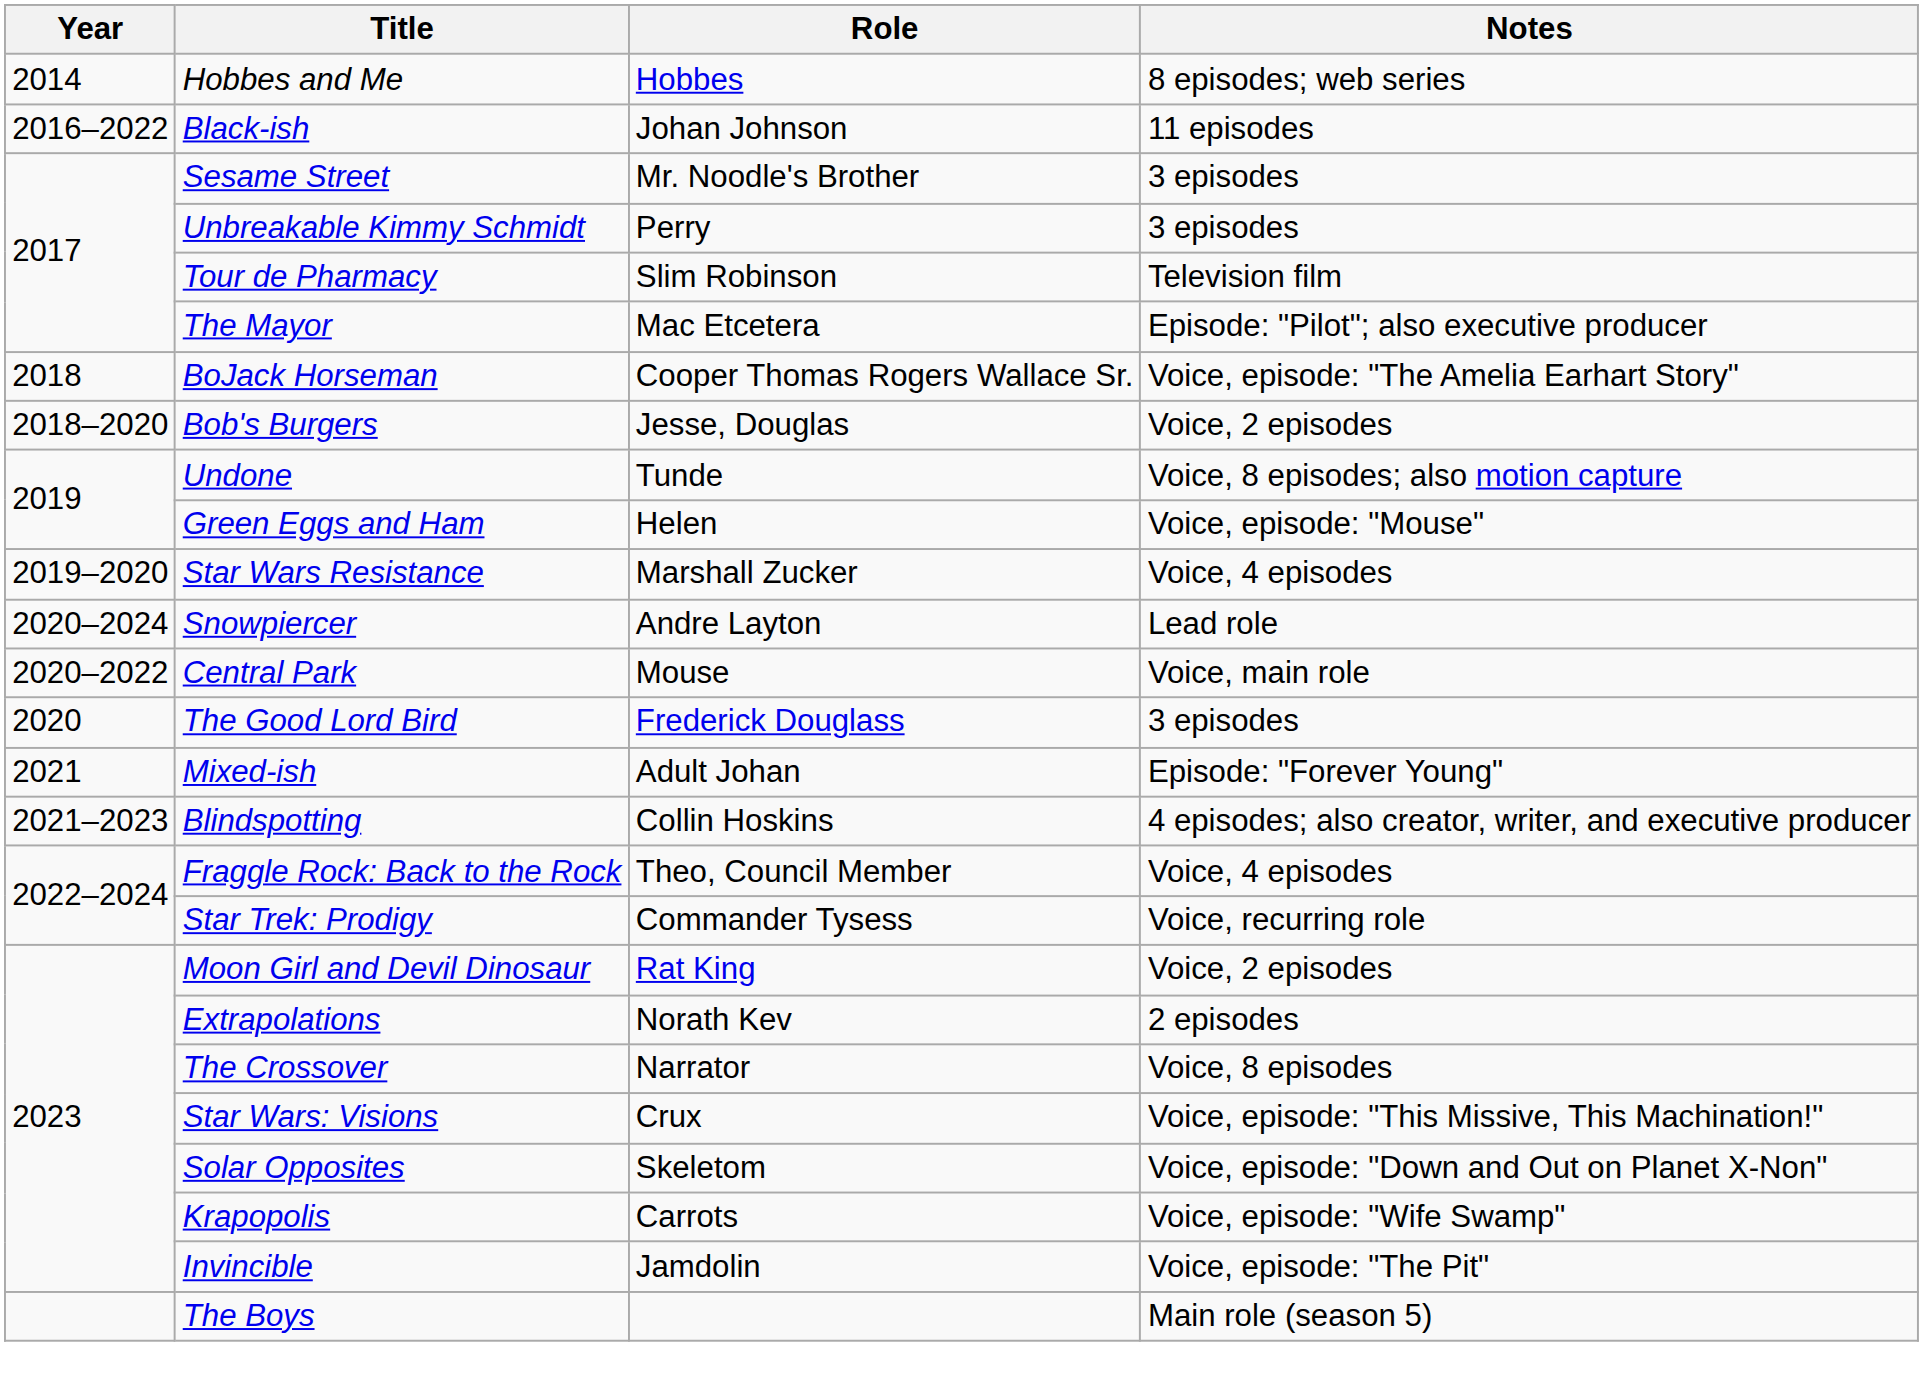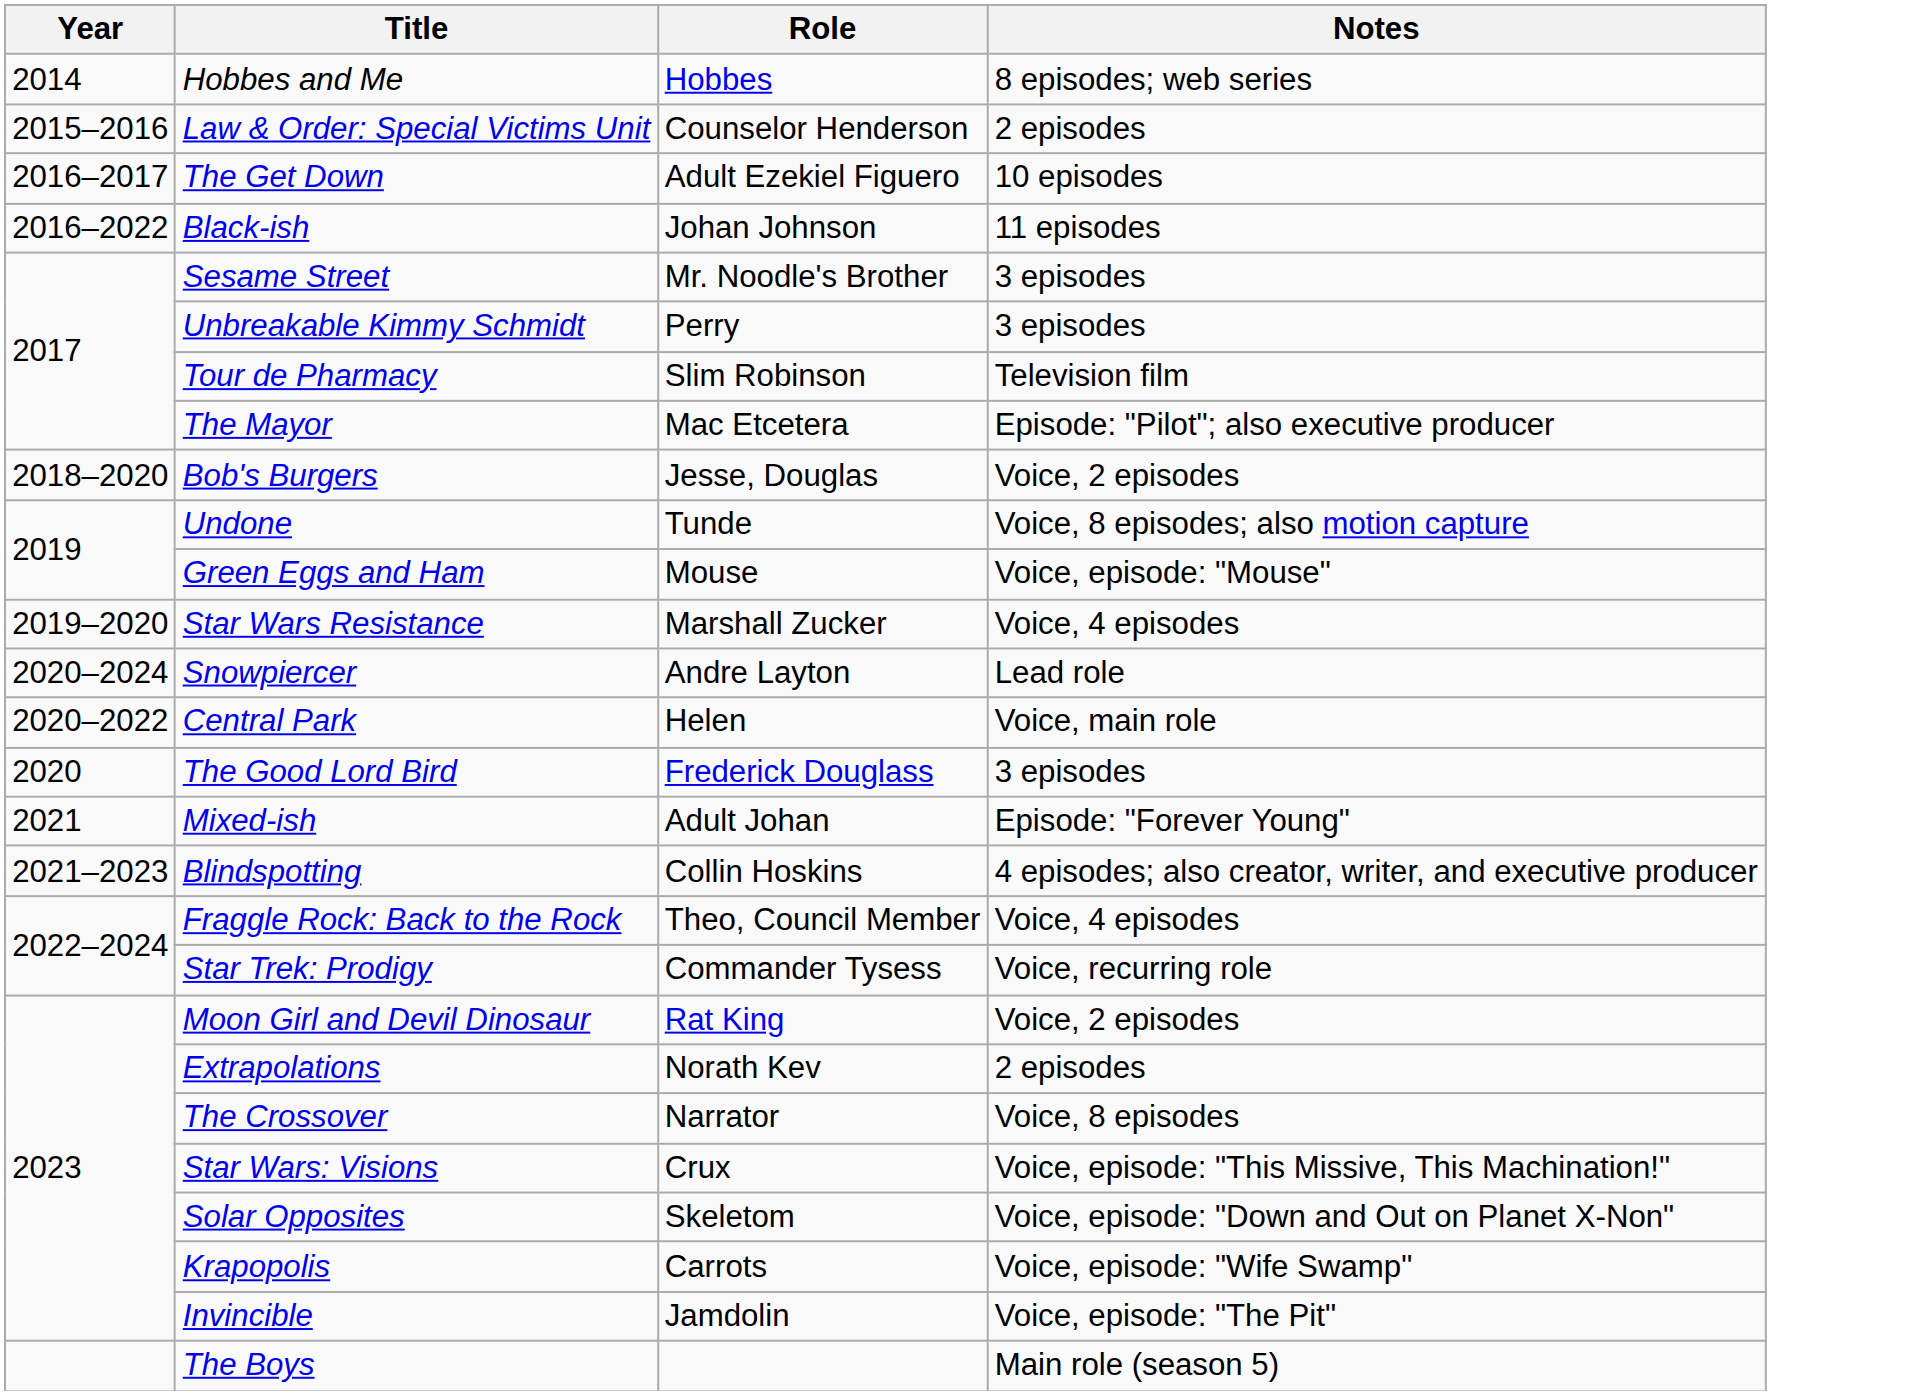+ row: (417, 128)
+ row: (283, 177)
- row: (310, 375)
(677, 524) Helen -> (712, 573) Mouse
(683, 672) Mouse -> (705, 721) Helen
